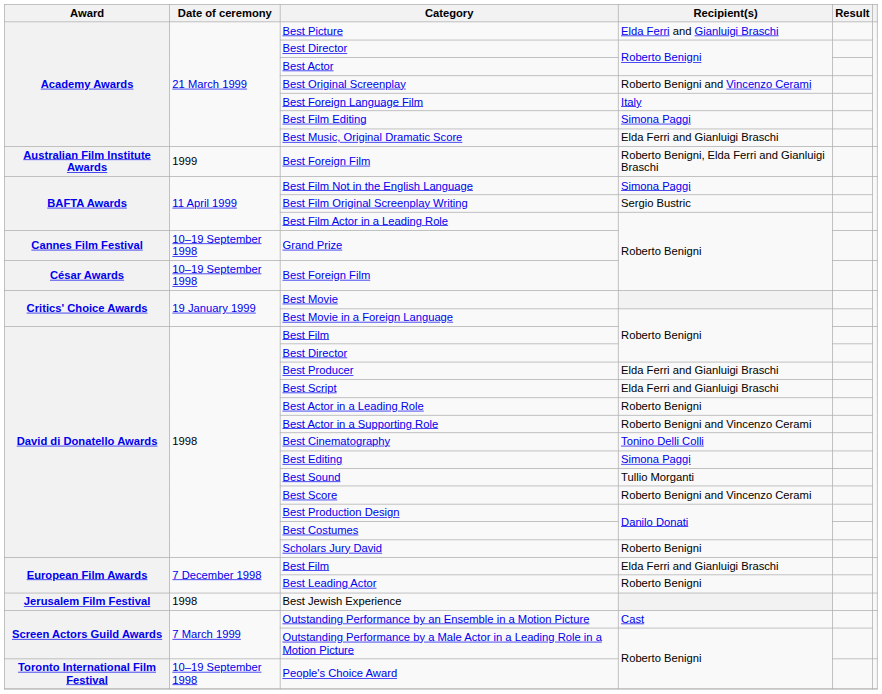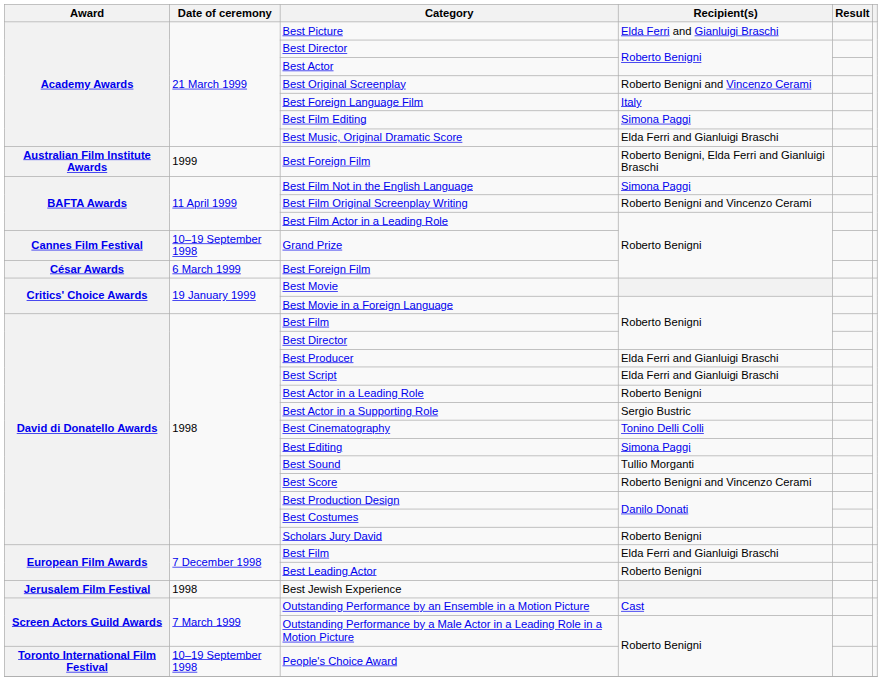(656, 203) Sergio Bustric -> (716, 203) Roberto Benigni and Vincenzo Cerami
(217, 275) 10–19 September 1998 -> (207, 269) 6 March 1999
(716, 424) Roberto Benigni and Vincenzo Cerami -> (656, 411) Sergio Bustric
